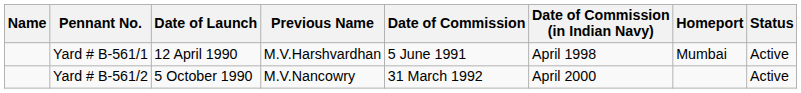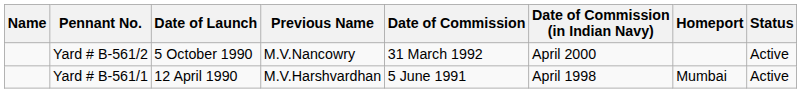rows swapped: (100, 54) <-> (100, 76)
